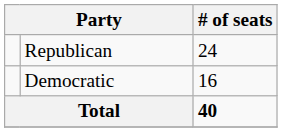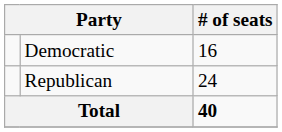rows swapped: (68, 50) <-> (69, 80)
